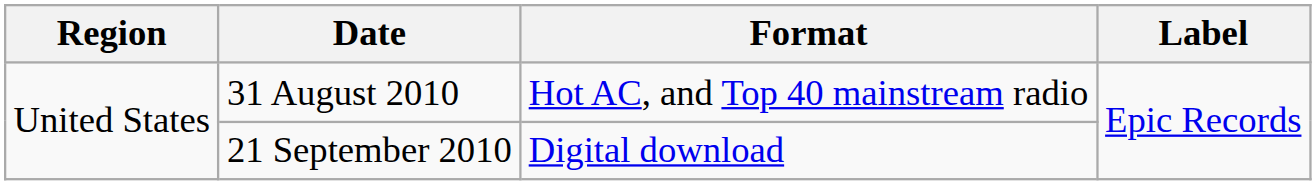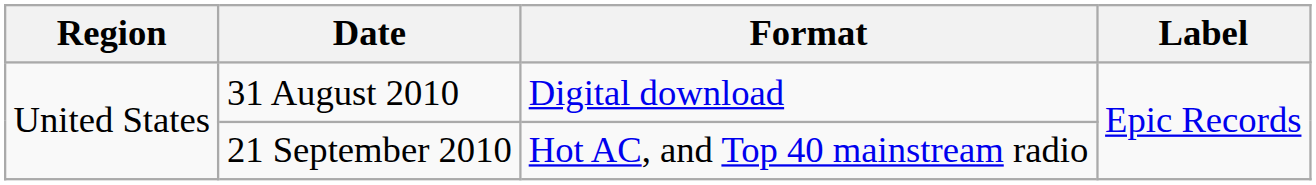(808, 91) Hot AC, and Top 40 mainstream radio -> (656, 91) Digital download
(656, 149) Digital download -> (808, 149) Hot AC, and Top 40 mainstream radio
